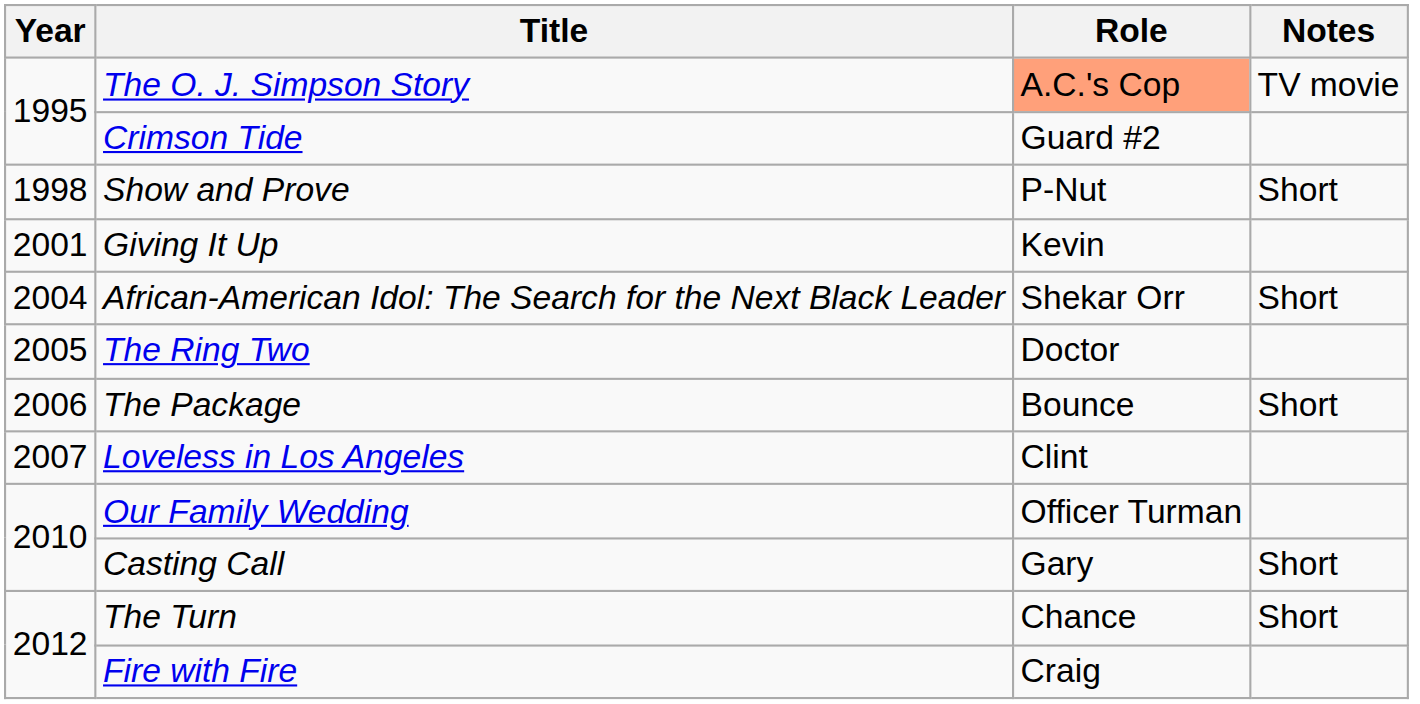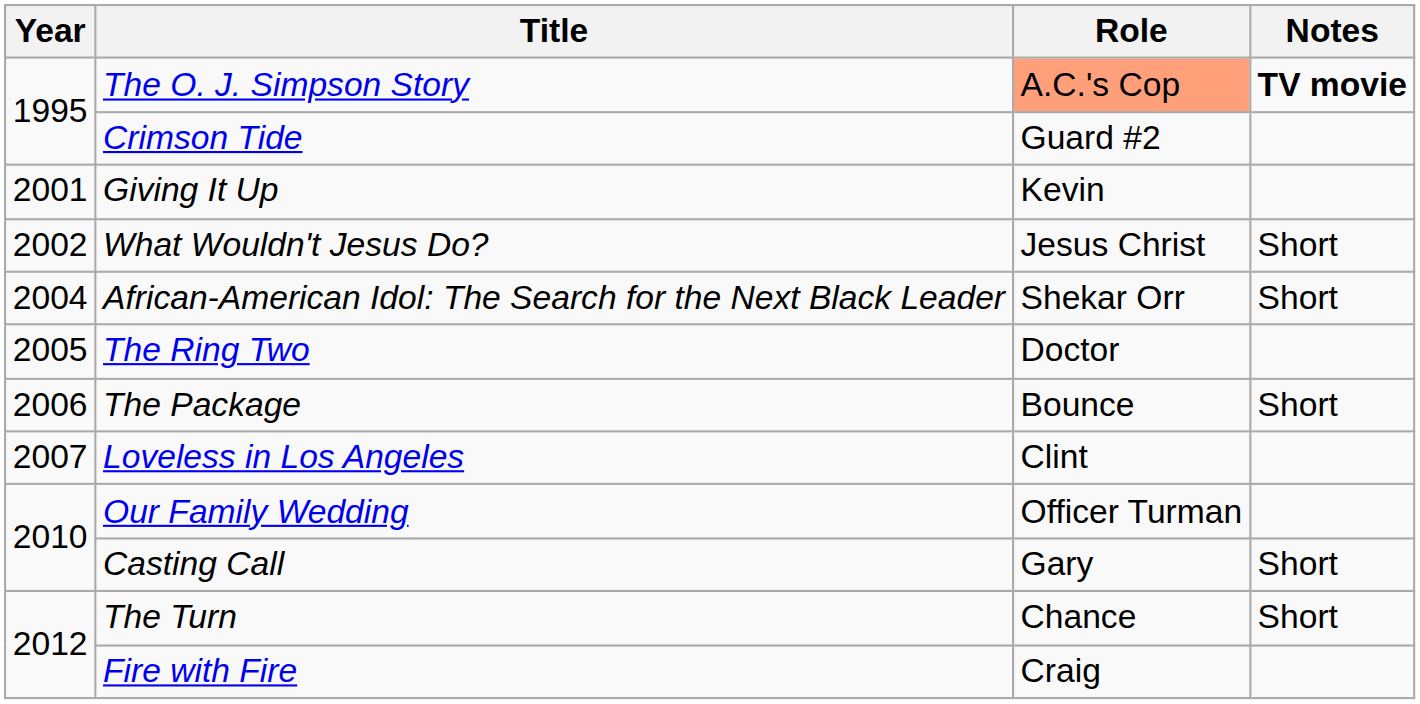(1329, 84) normal -> (1332, 84) bold
- row: (226, 191)
+ row: (296, 244)
